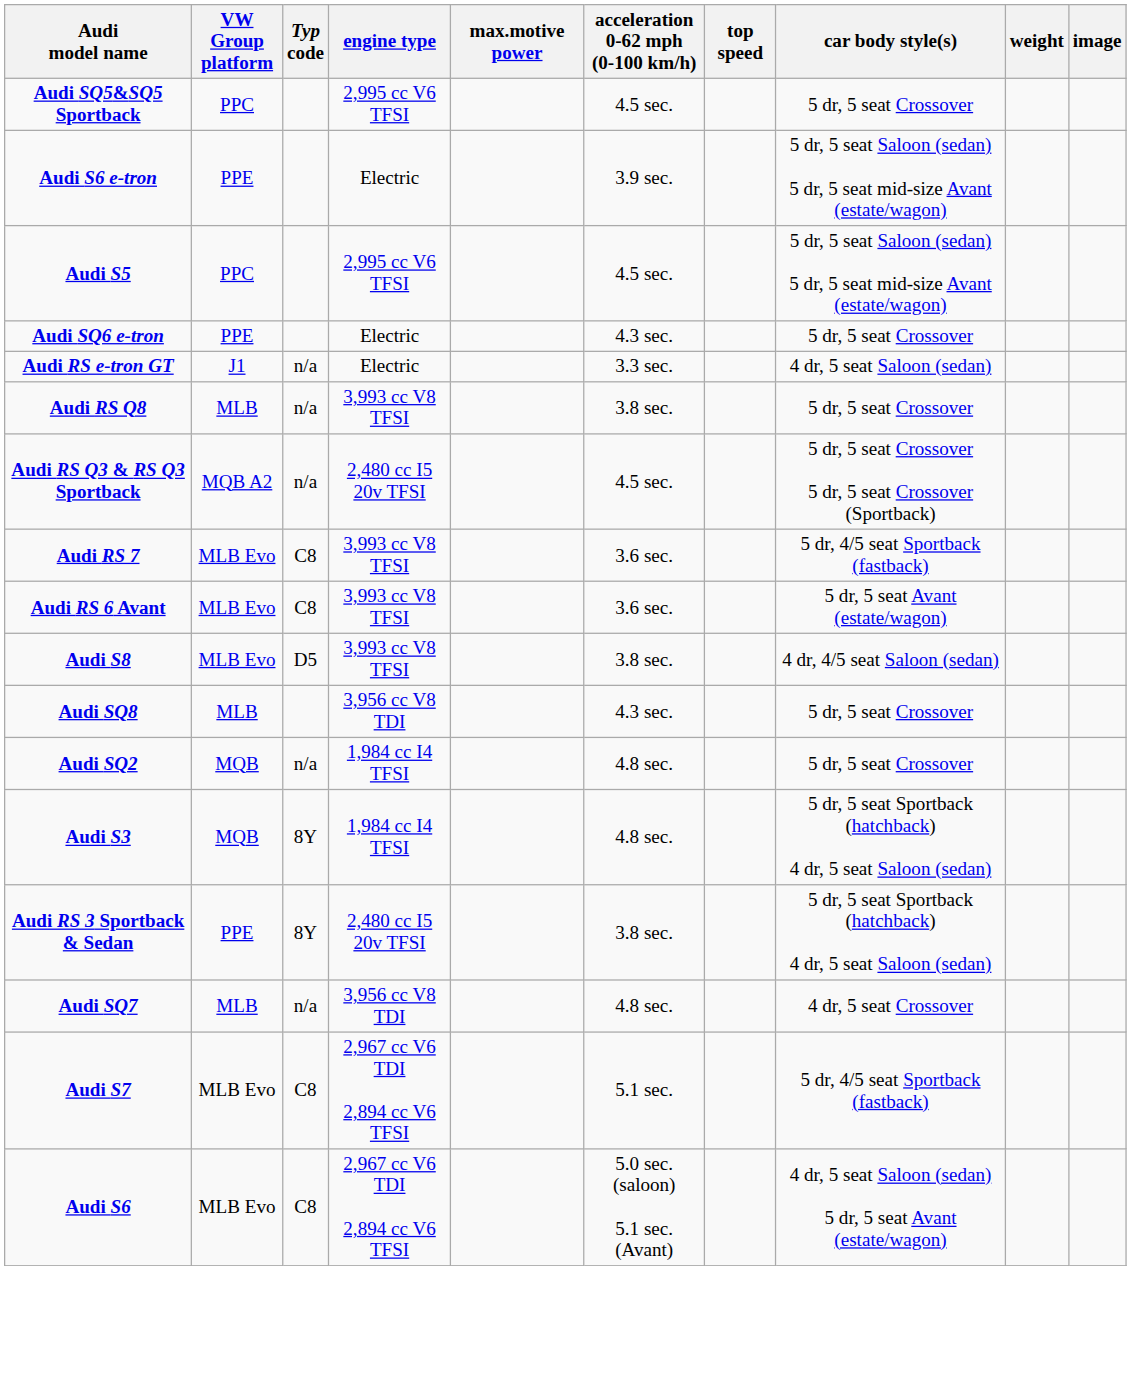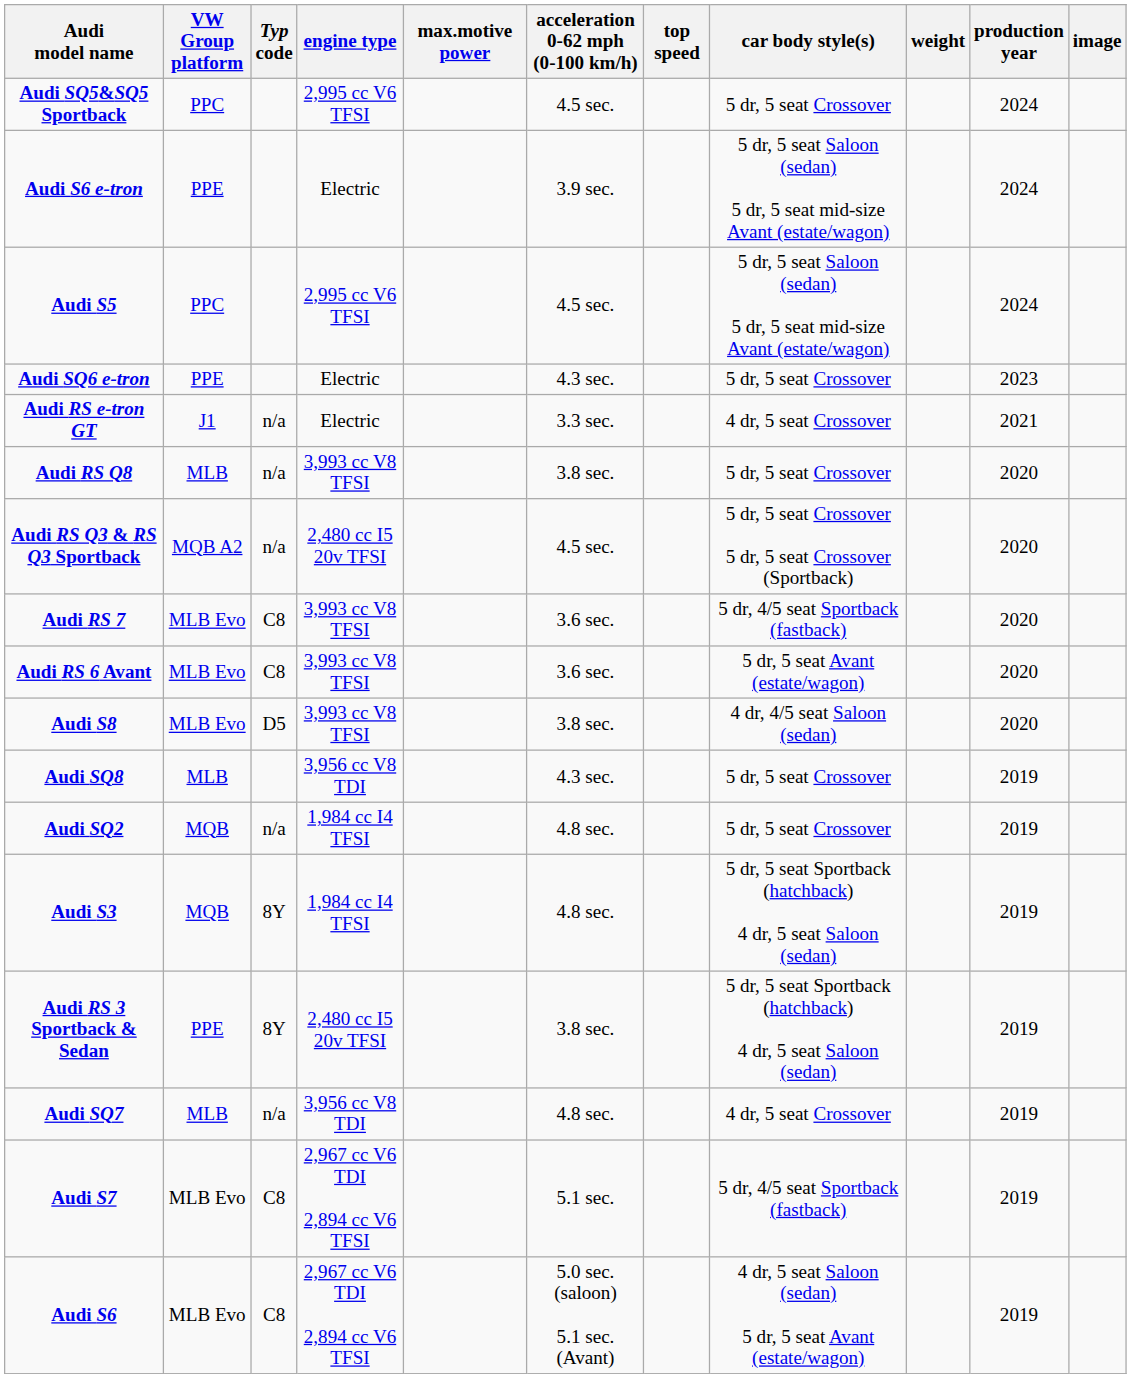+ column: (1019, 41)
(891, 366) 4 dr, 5 seat Saloon (sedan) -> (808, 420) 4 dr, 5 seat Crossover
